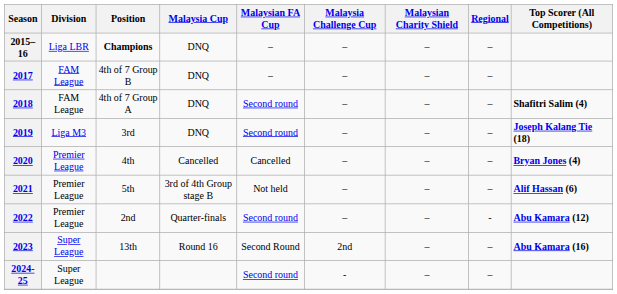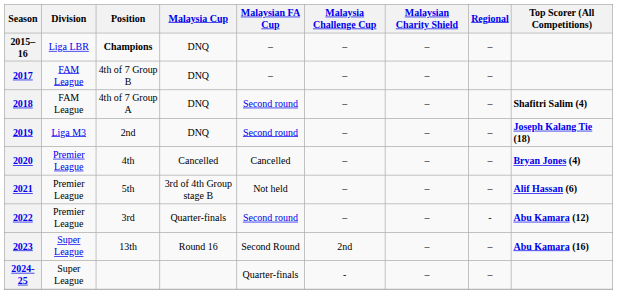(128, 132) 3rd -> (128, 132) 2nd
(128, 218) 2nd -> (128, 218) 3rd
(270, 275) Second round -> (270, 275) Quarter-finals
